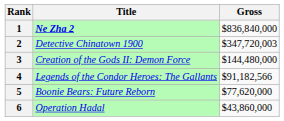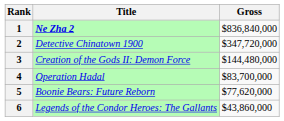(249, 44) $347,720,003 -> (249, 44) $347,720,000
(126, 76) Legends of the Condor Heroes: The Gallants -> (70, 76) Operation Hadal
(247, 76) $91,182,566 -> (247, 76) $83,700,000
(70, 108) Operation Hadal -> (126, 108) Legends of the Condor Heroes: The Gallants
